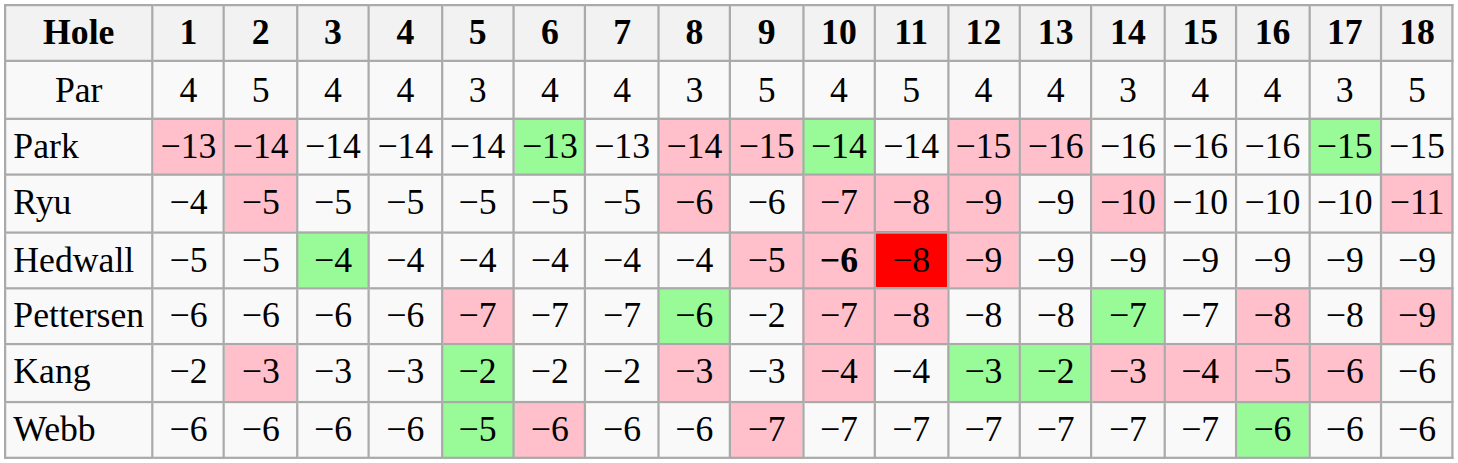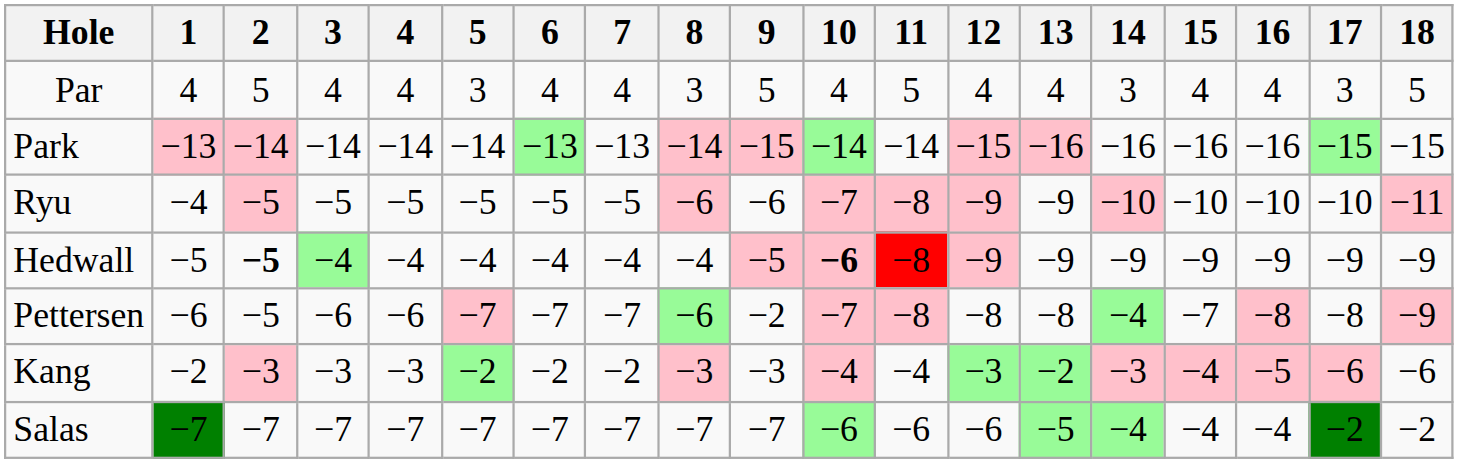(261, 259) normal -> (261, 259) bold
(261, 315) −6 -> (261, 315) −5
(1128, 315) −7 -> (1128, 315) −4
- row: (55, 428)
+ row: (51, 428)
